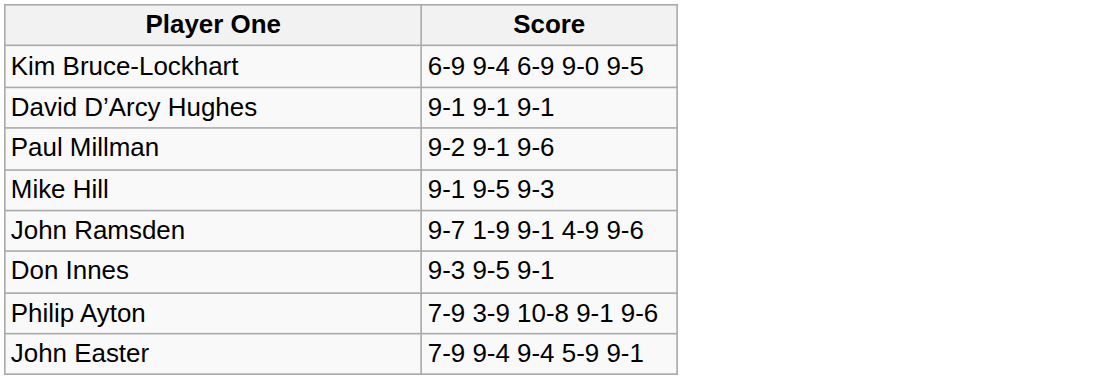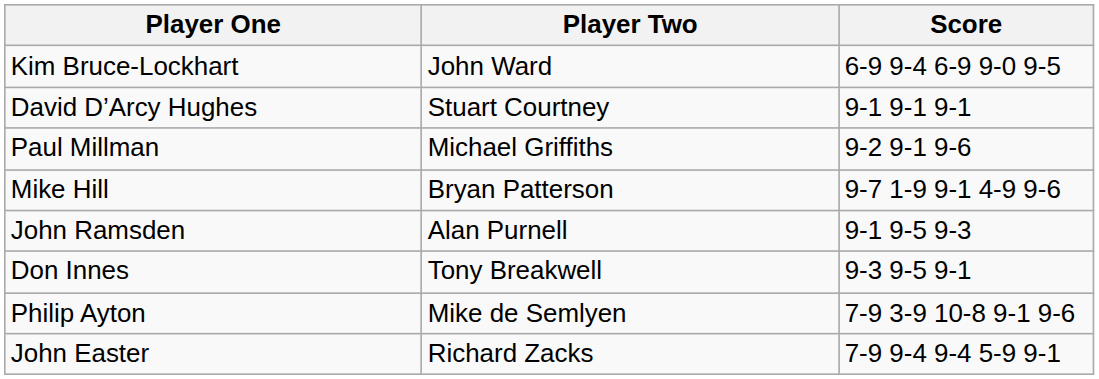+ column: (630, 25)
(491, 189) 9-1 9-5 9-3 -> (953, 189) 9-7 1-9 9-1 4-9 9-6
(536, 230) 9-7 1-9 9-1 4-9 9-6 -> (908, 230) 9-1 9-5 9-3
